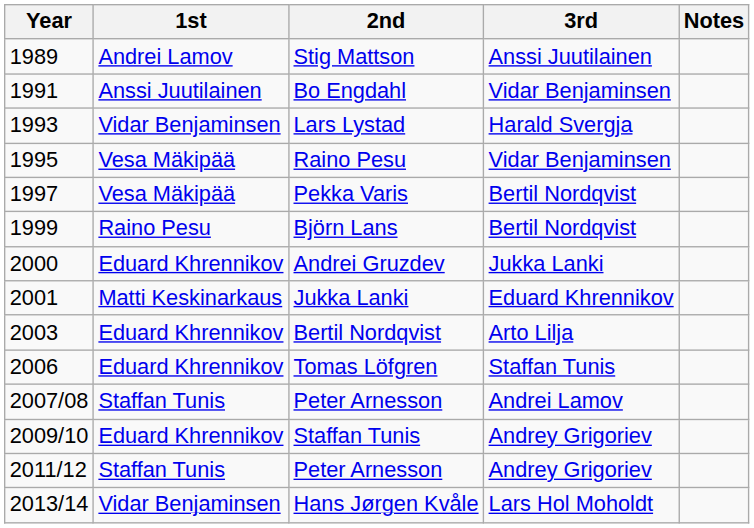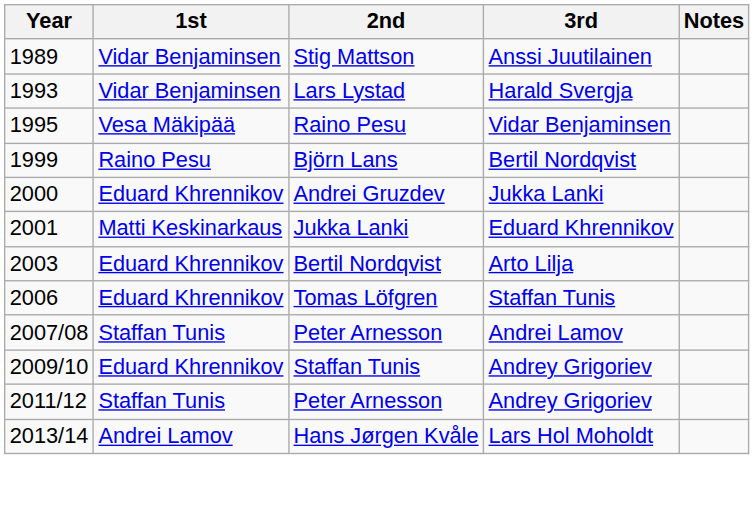(166, 56) Andrei Lamov -> (190, 56) Vidar Benjaminsen
- row: (34, 90)
- row: (34, 194)
(190, 504) Vidar Benjaminsen -> (166, 435) Andrei Lamov
